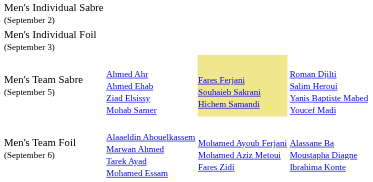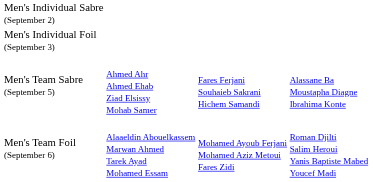(229, 92) khaki background -> (229, 92) no background
(329, 92) Roman Djilti Salim Heroui Yanis Baptiste Mabed Youcef Madi -> (323, 92) Alassane Ba Moustapha Diagne Ibrahima Konte
(323, 155) Alassane Ba Moustapha Diagne Ibrahima Konte -> (329, 155) Roman Djilti Salim Heroui Yanis Baptiste Mabed Youcef Madi
